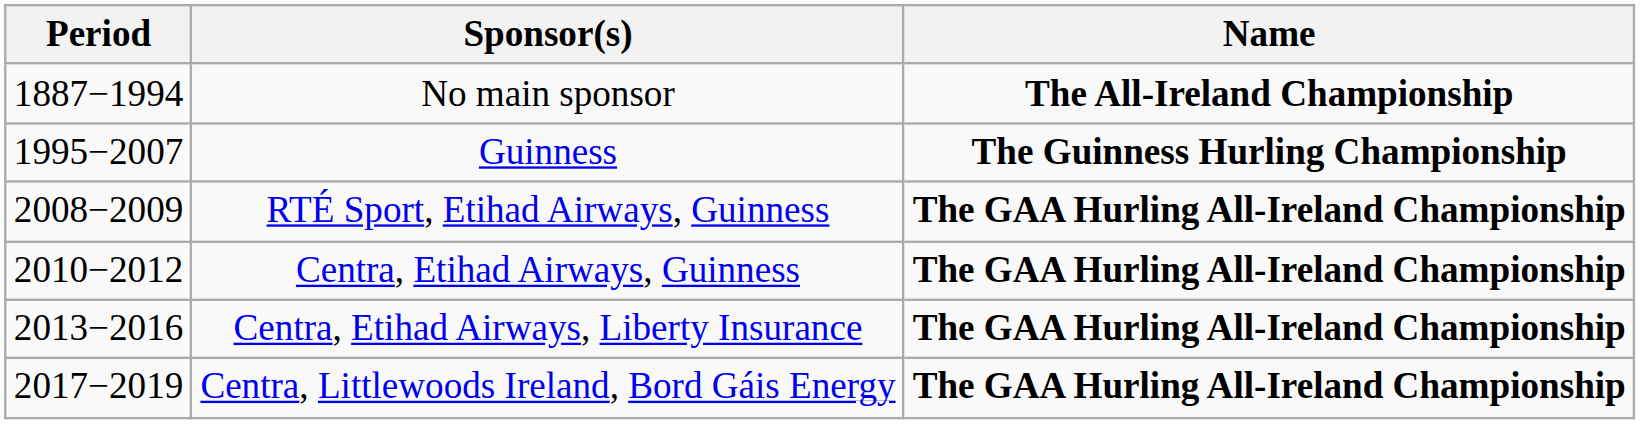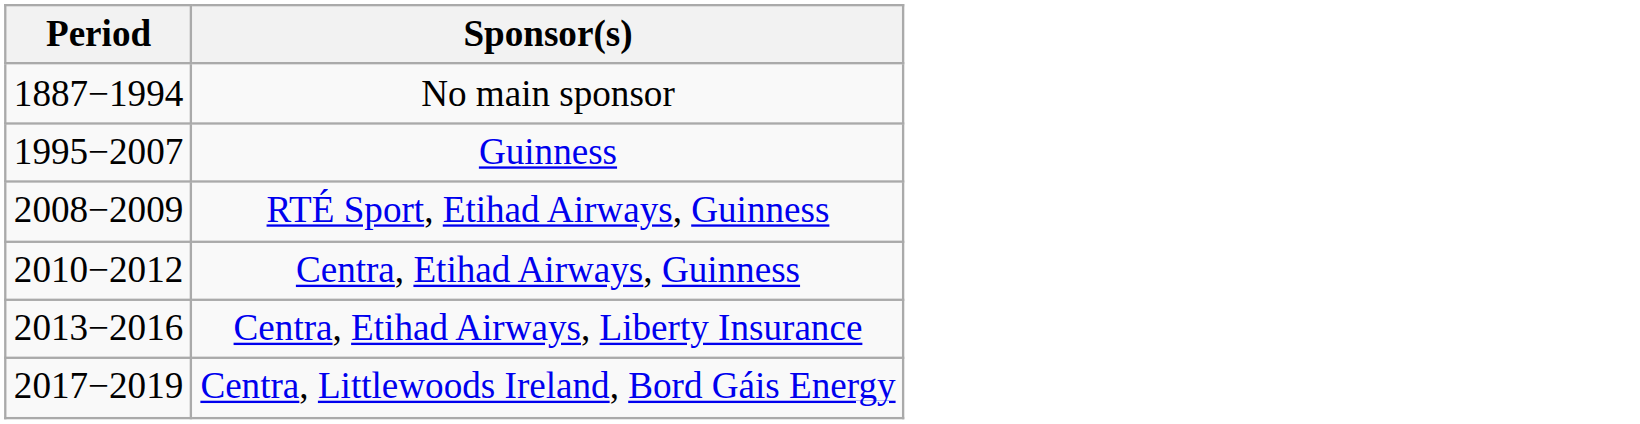- column: (1269, 33)
